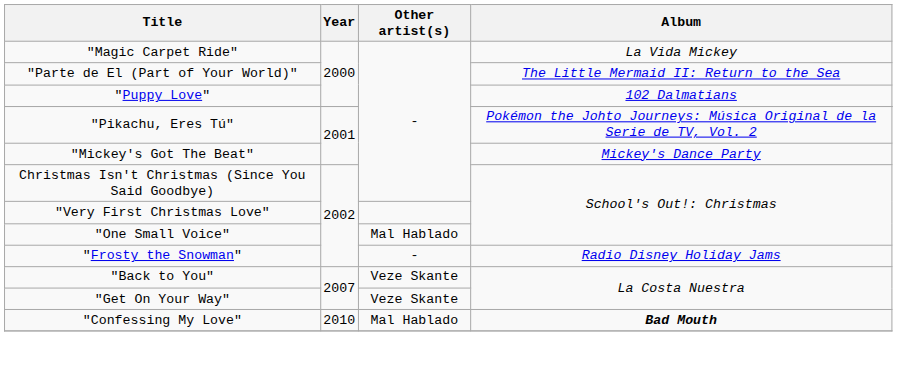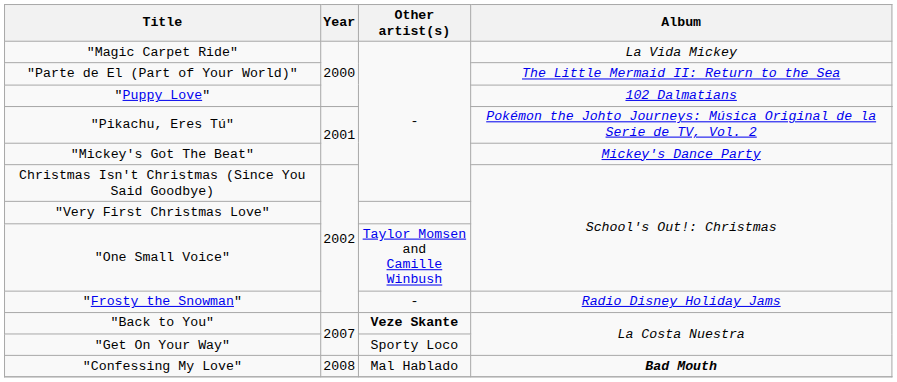(414, 234) Mal Hablado -> (414, 257) Taylor Momsen and Camille Winbush
(414, 277) normal -> (414, 323) bold
(414, 299) Veze Skante -> (414, 345) Sporty Loco
(339, 321) 2010 -> (339, 366) 2008
